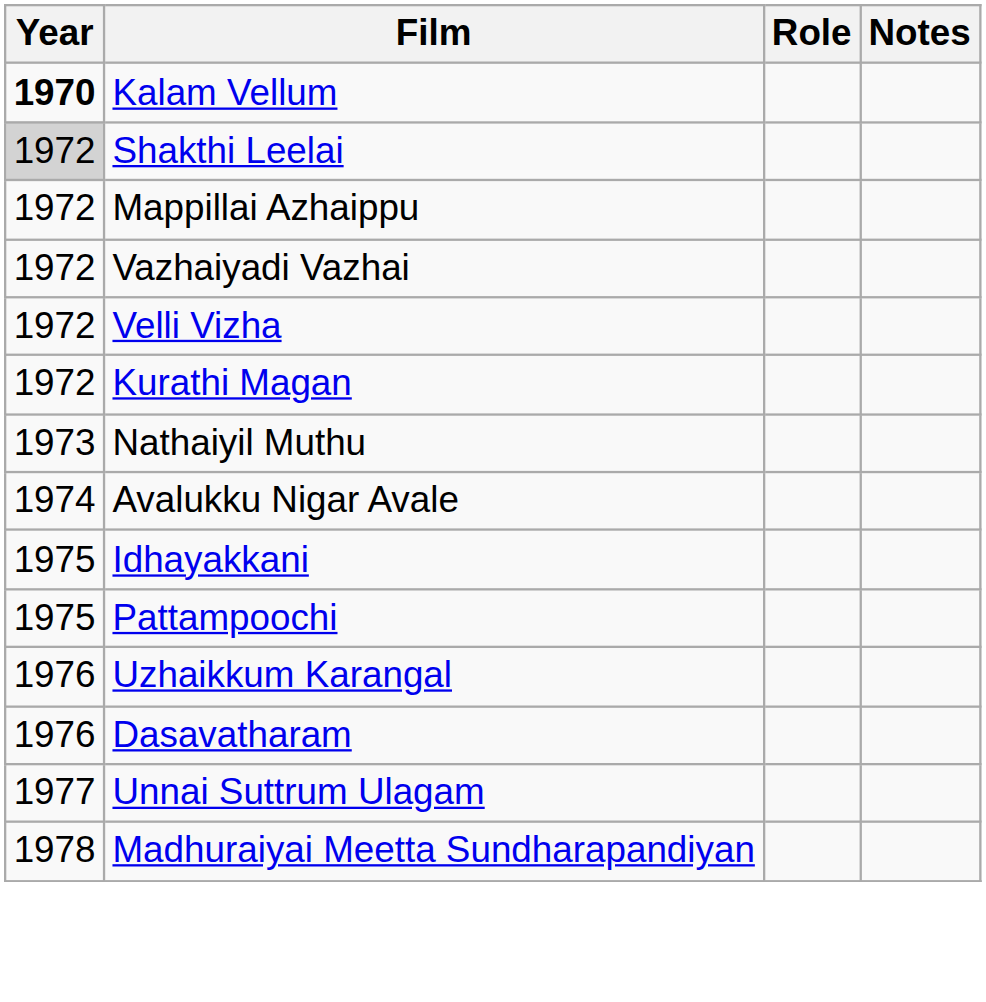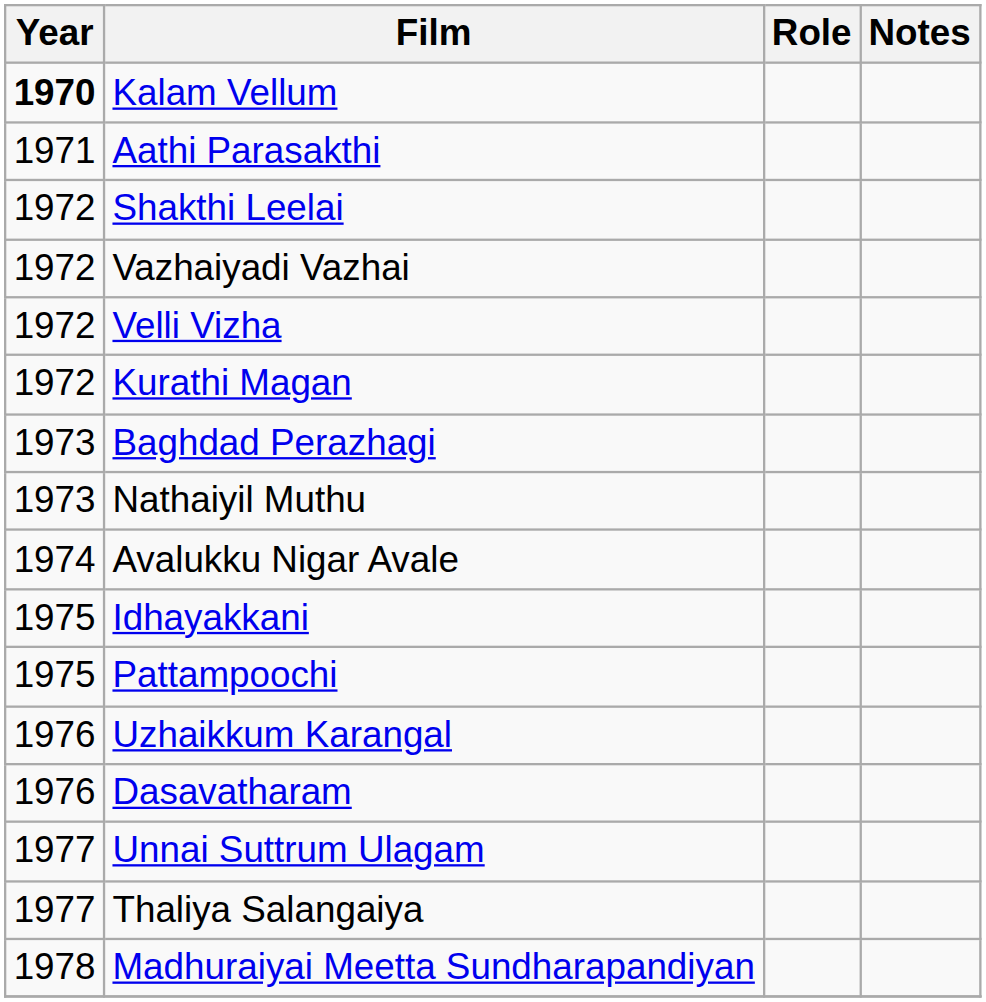+ row: (246, 150)
(55, 150) lightgrey background -> (55, 208) no background
- row: (266, 208)
+ row: (274, 442)
+ row: (268, 909)
